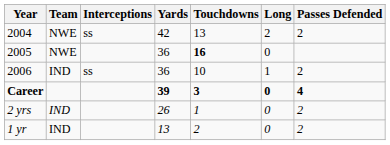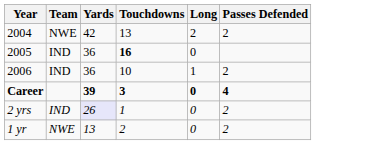- column: (118, 14)
(63, 52) NWE -> (60, 52) IND
(164, 110) no background -> (89, 110) lavender background
(60, 129) IND -> (62, 129) NWE
